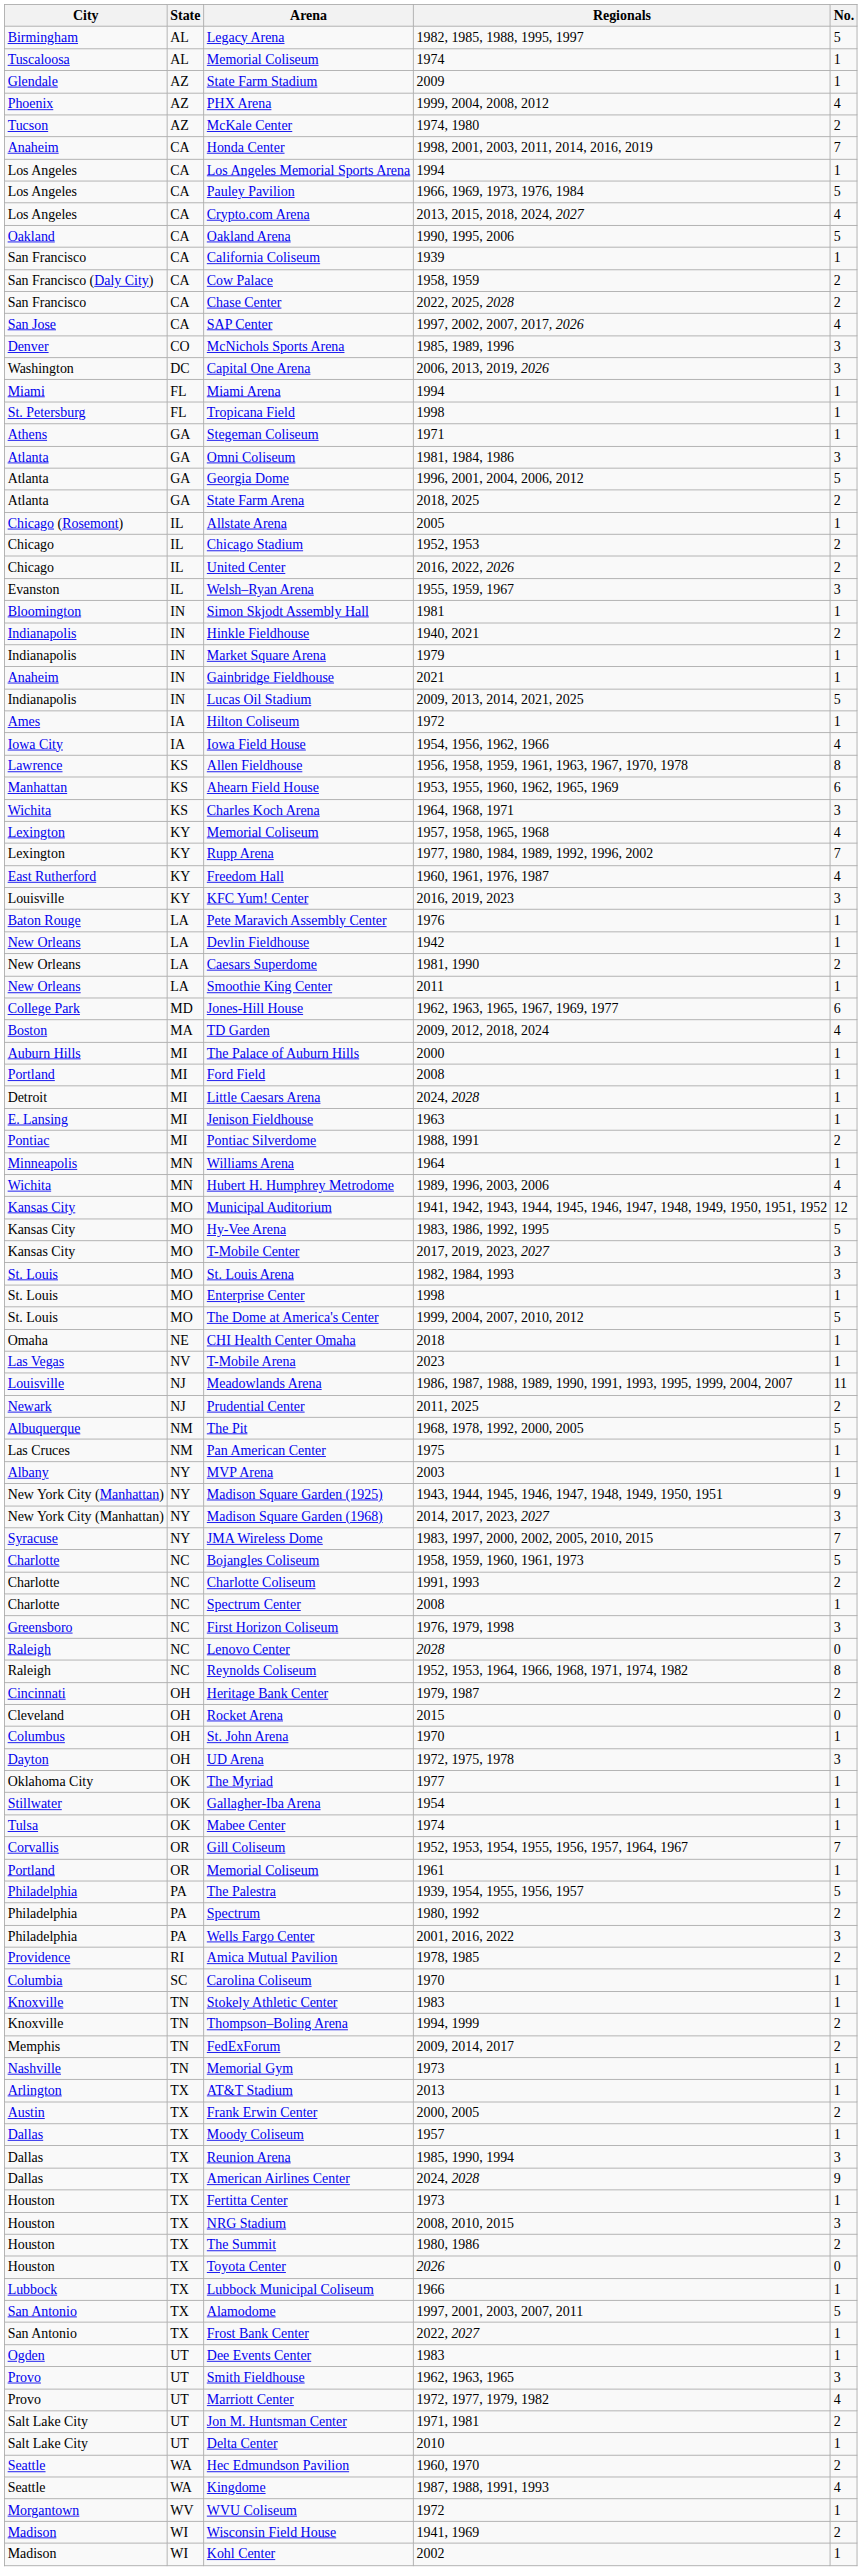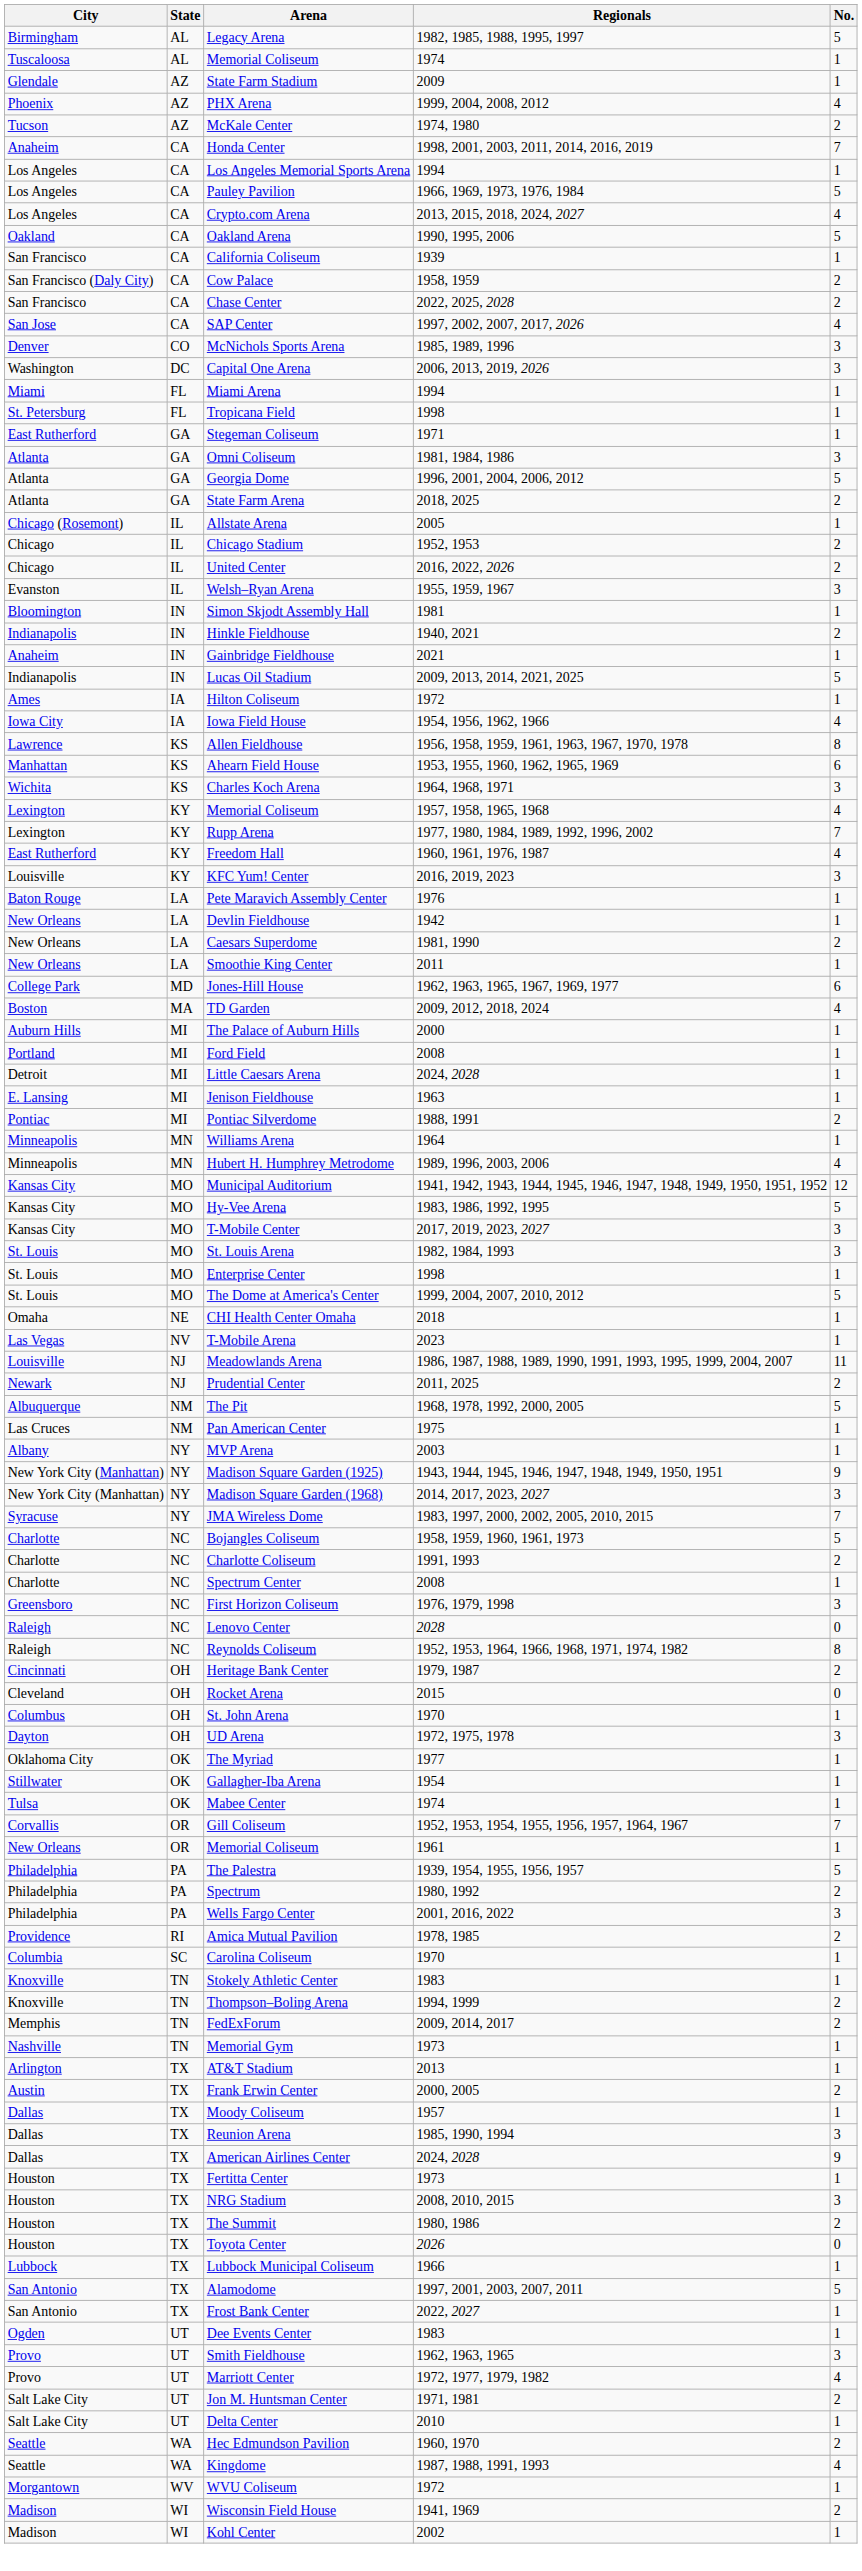(27, 434) Athens -> (52, 434) East Rutherford
- row: (266, 655)
(29, 1185) Wichita -> (42, 1163) Minneapolis
(31, 1869) Portland -> (44, 1847) New Orleans
